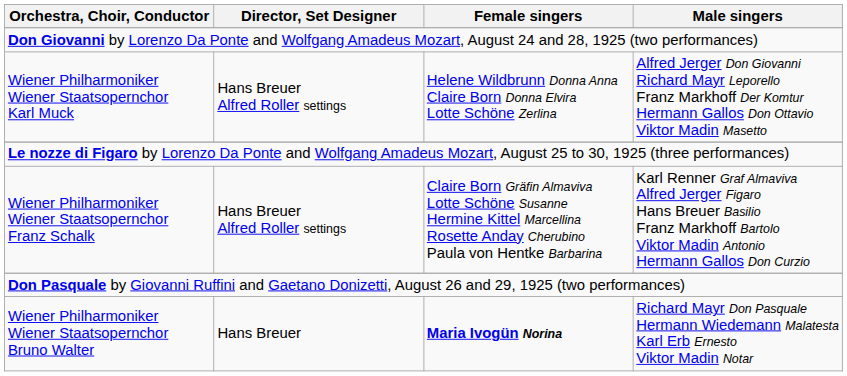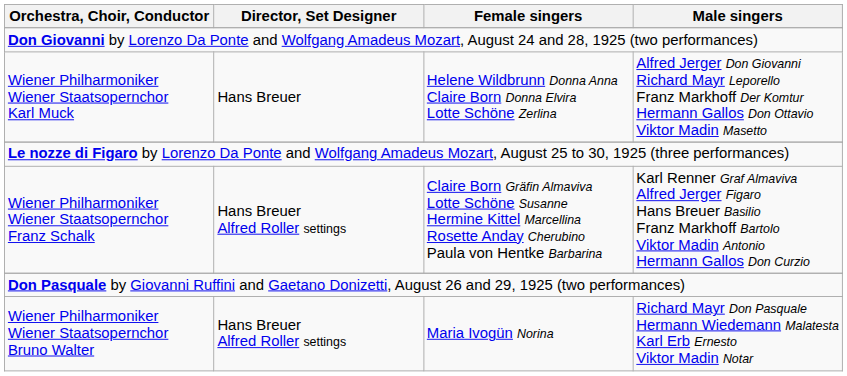(282, 96) Hans Breuer Alfred Roller settings -> (259, 96) Hans Breuer
(259, 333) Hans Breuer -> (282, 333) Hans Breuer Alfred Roller settings
(494, 333) bold -> (490, 333) normal
